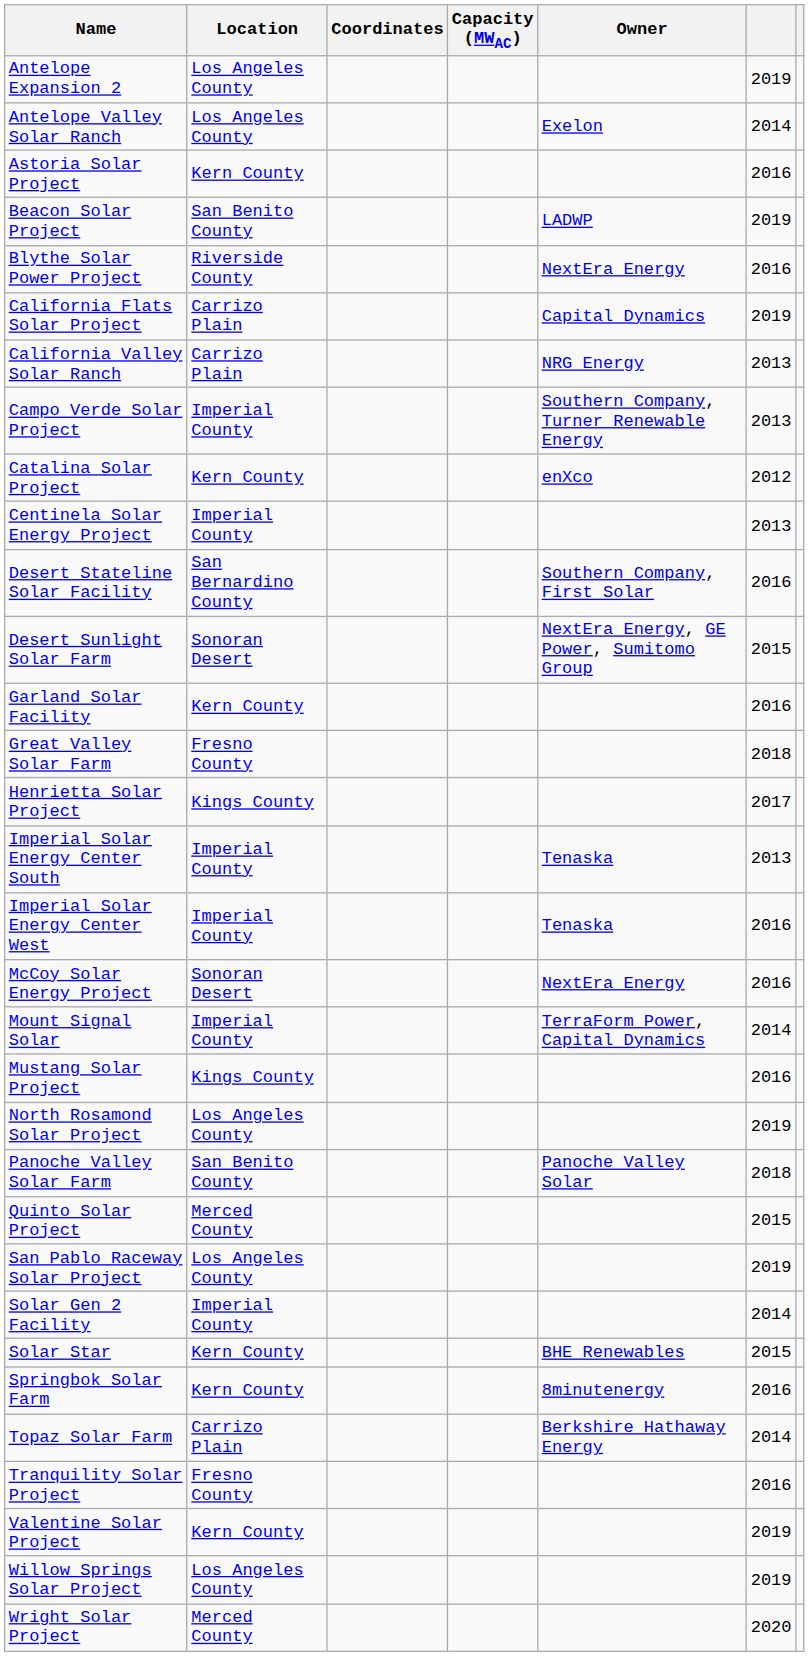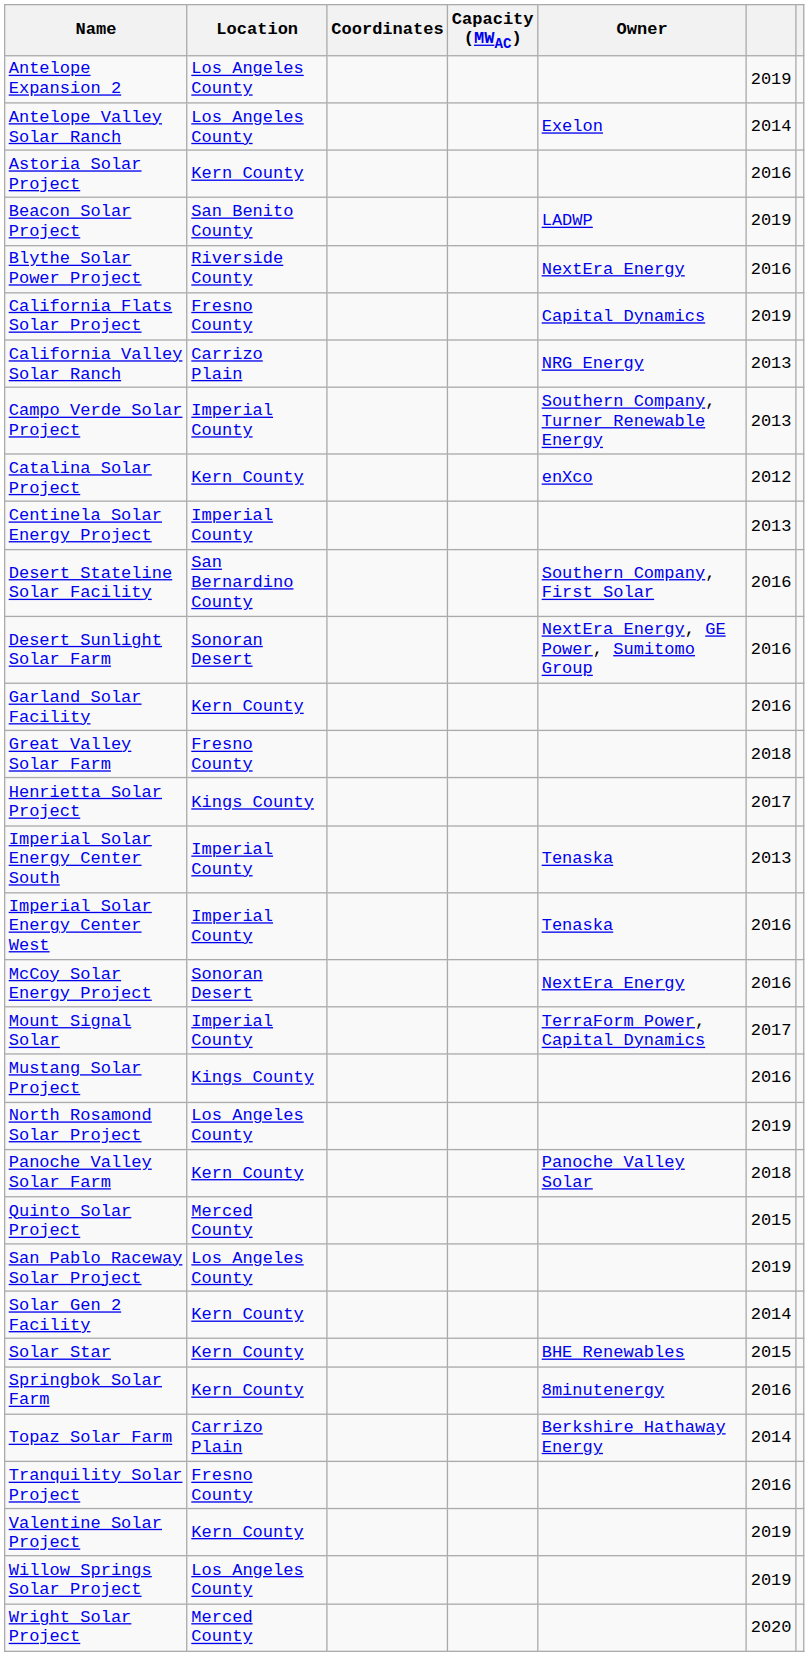(227, 316) Carrizo Plain -> (222, 316) Fresno County
(771, 650) 2015 -> (771, 650) 2016
(771, 1031) 2014 -> (771, 1031) 2017
(242, 1173) San Benito County -> (248, 1173) Kern County
(232, 1315) Imperial County -> (248, 1315) Kern County
